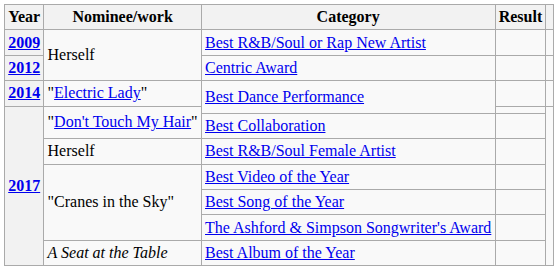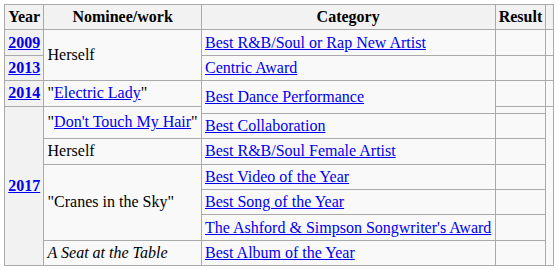(24, 67) 2012 -> (24, 67) 2013
